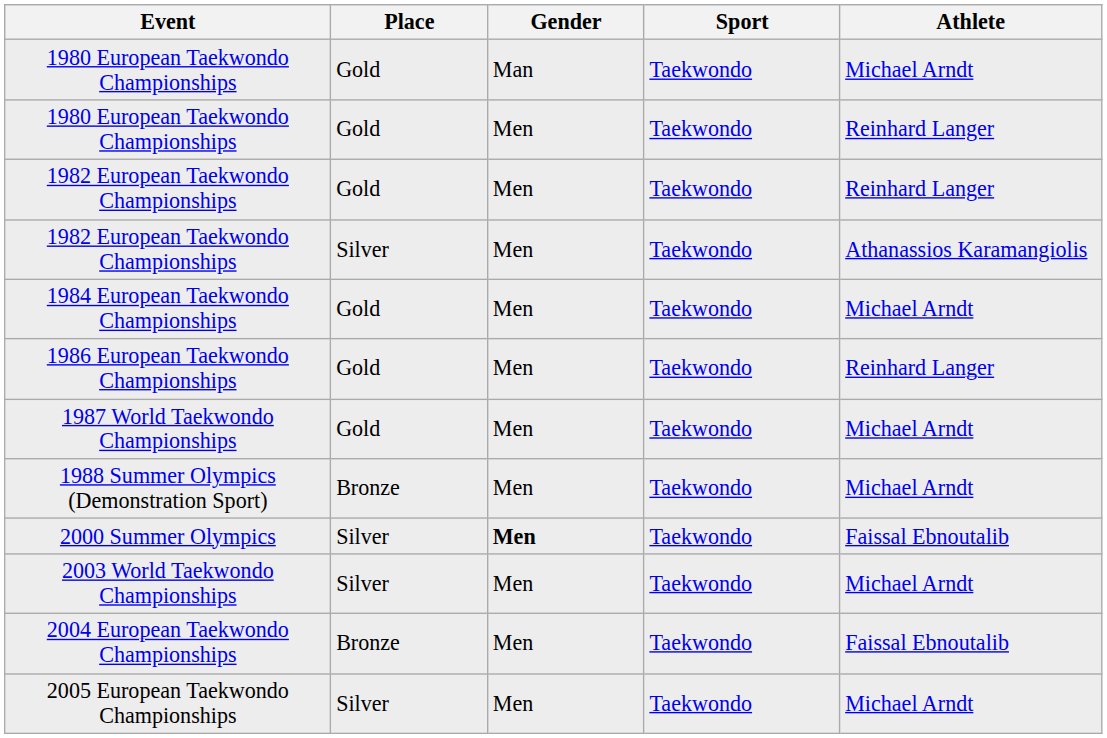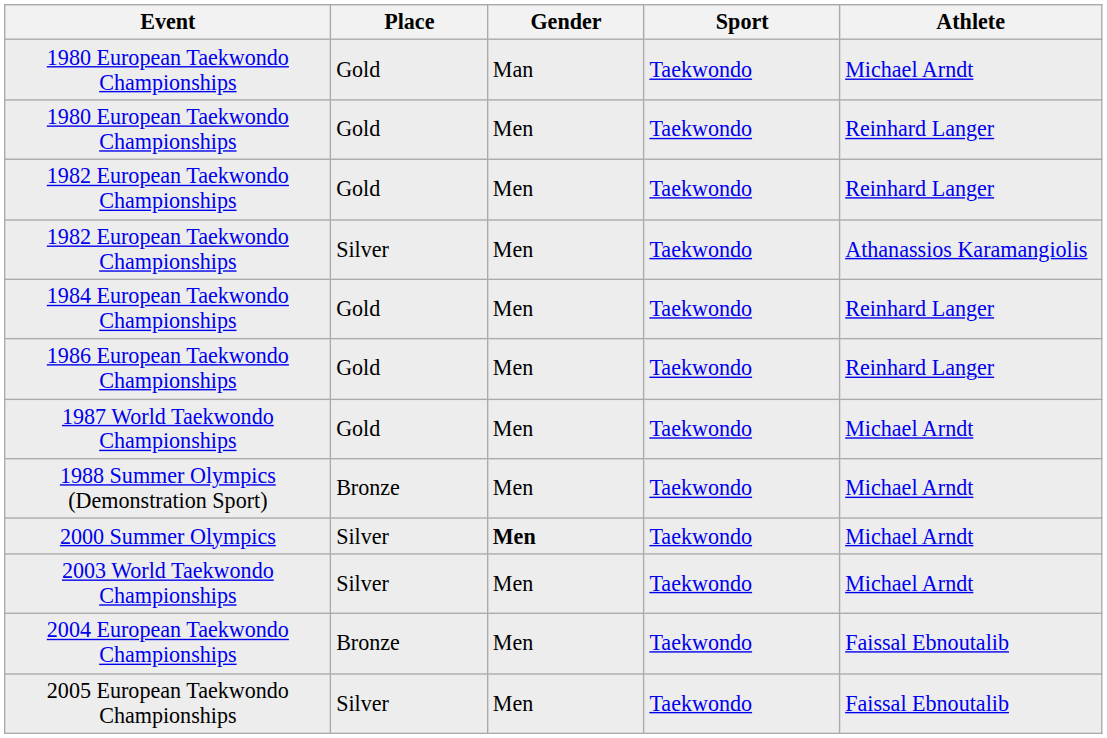(909, 308) Michael Arndt -> (920, 308) Reinhard Langer
(927, 535) Faissal Ebnoutalib -> (909, 535) Michael Arndt
(909, 703) Michael Arndt -> (927, 703) Faissal Ebnoutalib
